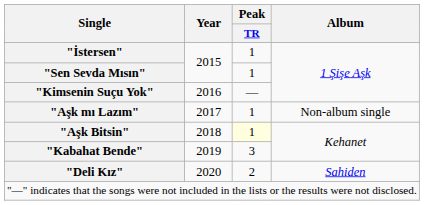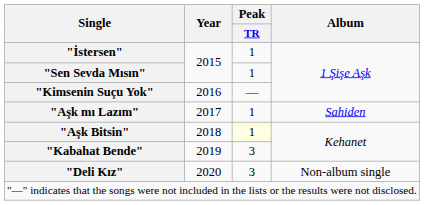(345, 112) Non-album single -> (345, 112) Sahiden
(252, 171) 2 -> (252, 171) 3
(345, 171) Sahiden -> (345, 171) Non-album single
